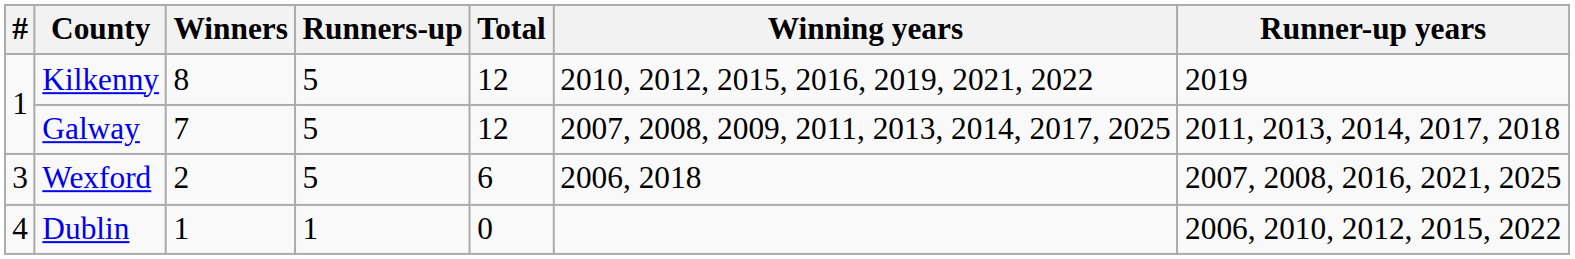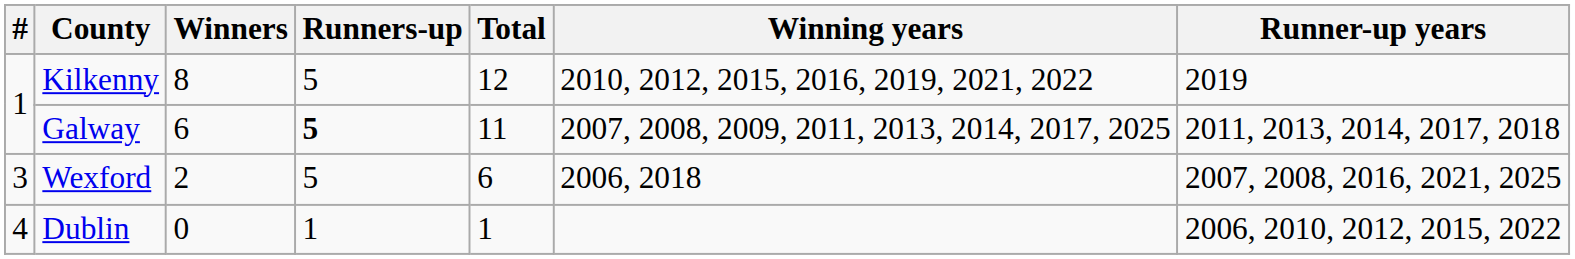(181, 128) 7 -> (181, 128) 6
(310, 128) normal -> (310, 128) bold
(493, 128) 12 -> (492, 128) 11
(181, 228) 1 -> (181, 228) 0
(485, 228) 0 -> (485, 228) 1
